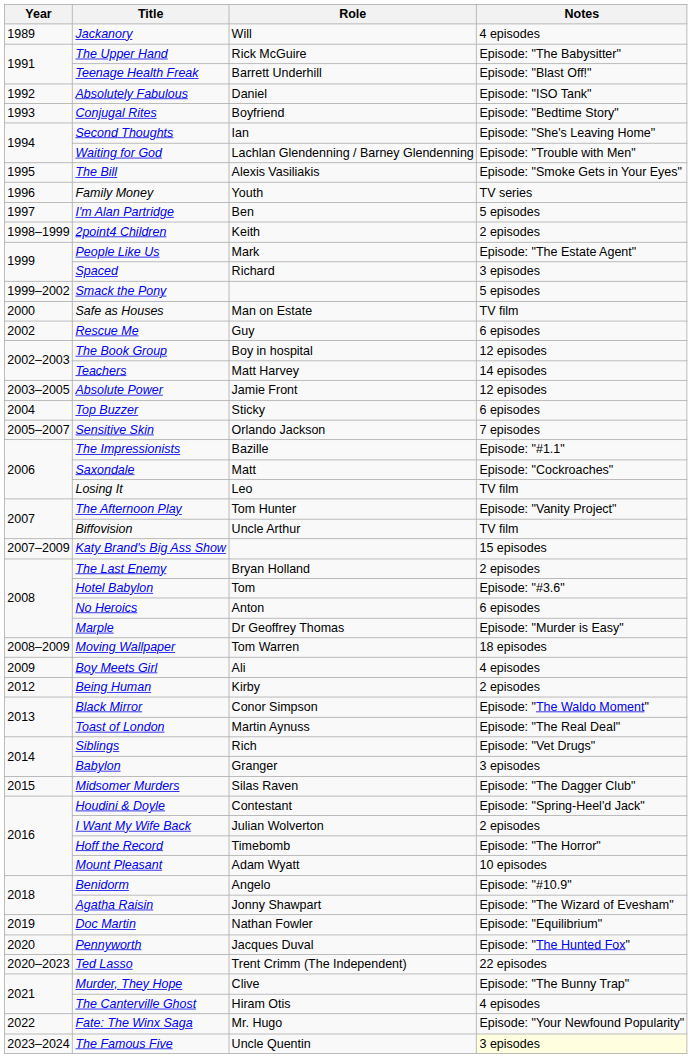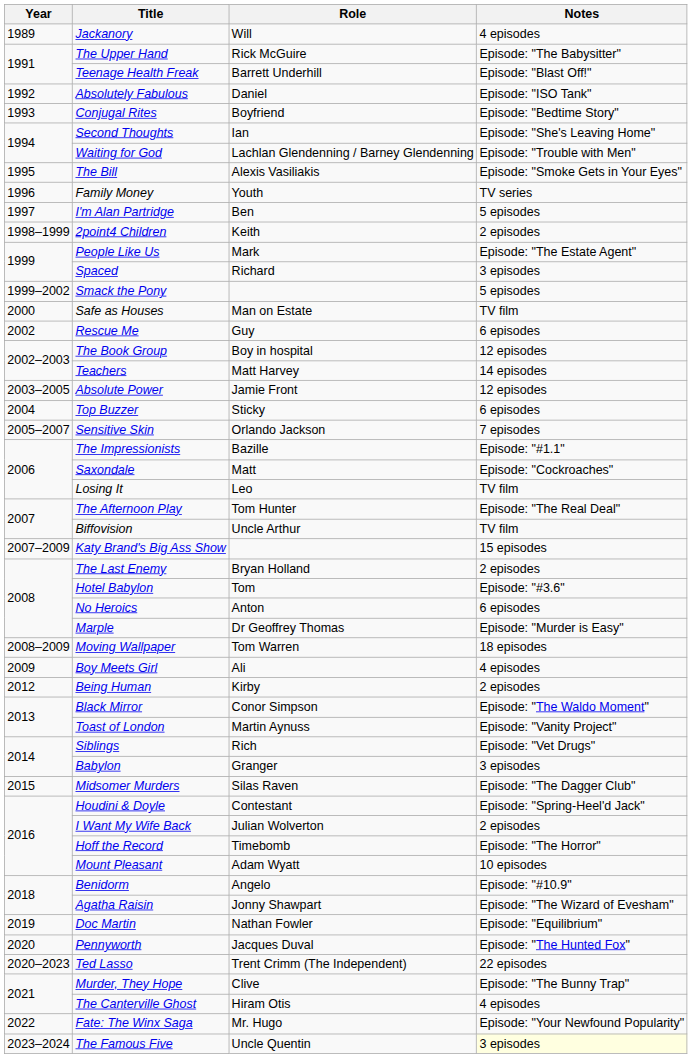(548, 509) Episode: "Vanity Project" -> (550, 509) Episode: "The Real Deal"
(550, 726) Episode: "The Real Deal" -> (548, 726) Episode: "Vanity Project"
